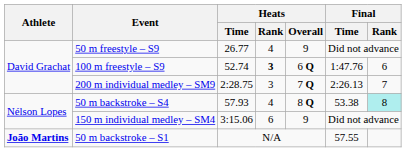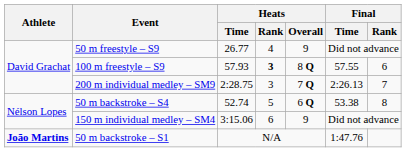(237, 67) 52.74 -> (237, 67) 57.93
(306, 67) 6 Q -> (306, 67) 8 Q
(347, 67) 1:47.76 -> (347, 67) 57.55
(237, 102) 57.93 -> (237, 102) 52.74
(271, 102) 4 -> (271, 102) 5
(306, 102) 8 Q -> (306, 102) 6 Q
(385, 102) paleturquoise background -> (385, 102) no background
(347, 138) 57.55 -> (347, 138) 1:47.76
